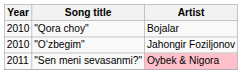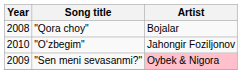(18, 28) 2010 -> (18, 28) 2008
(18, 61) 2011 -> (18, 61) 2009
